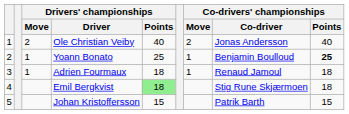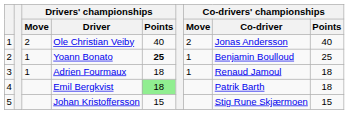(159, 56) normal -> (159, 56) bold
(327, 56) bold -> (327, 56) normal
(261, 86) Stig Rune Skjærmoen -> (240, 86) Patrik Barth
(240, 101) Patrik Barth -> (261, 101) Stig Rune Skjærmoen
